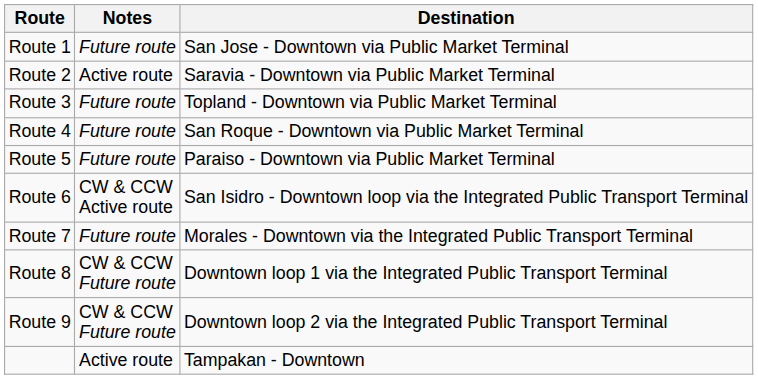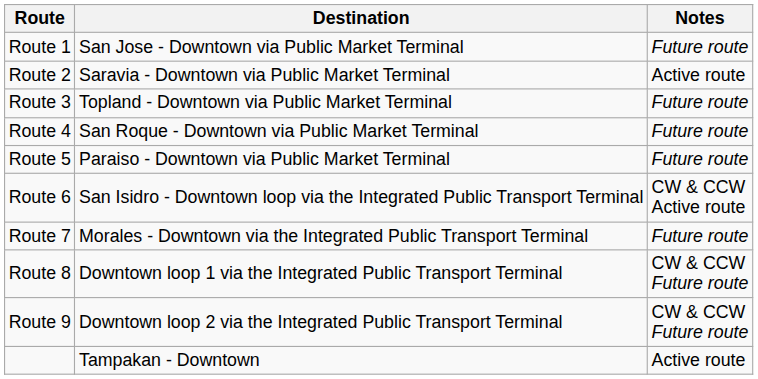columns swapped: (466, 18) <-> (127, 18)
